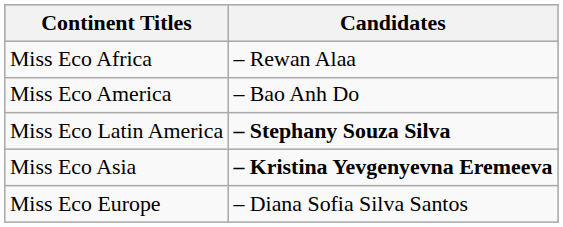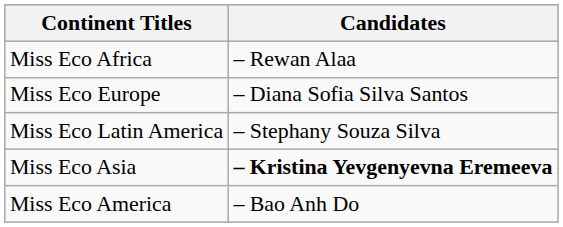rows swapped: (91, 95) <-> (85, 203)
(342, 131) bold -> (337, 131) normal
